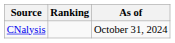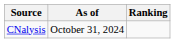columns swapped: (70, 12) <-> (131, 12)
